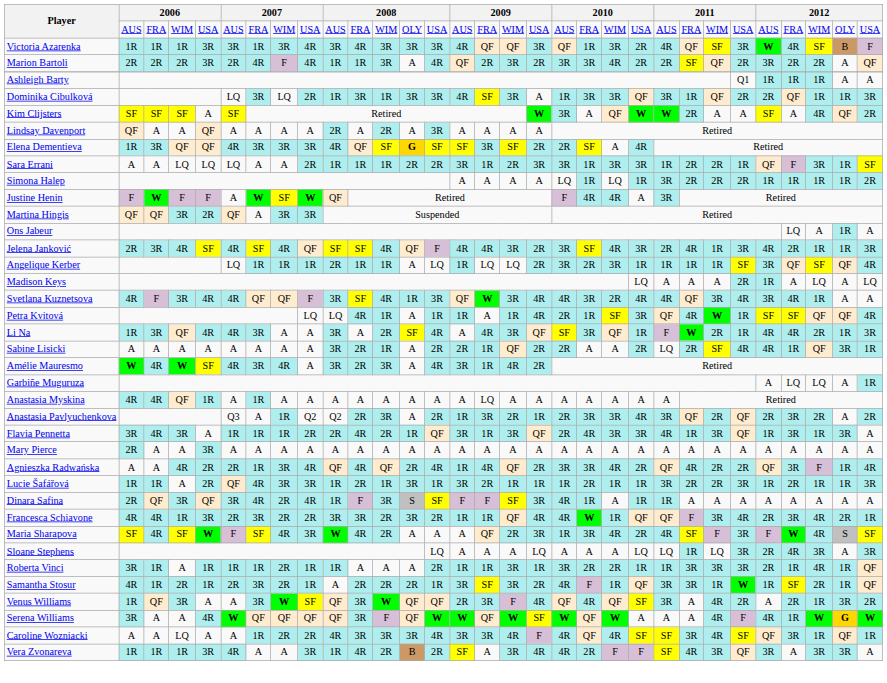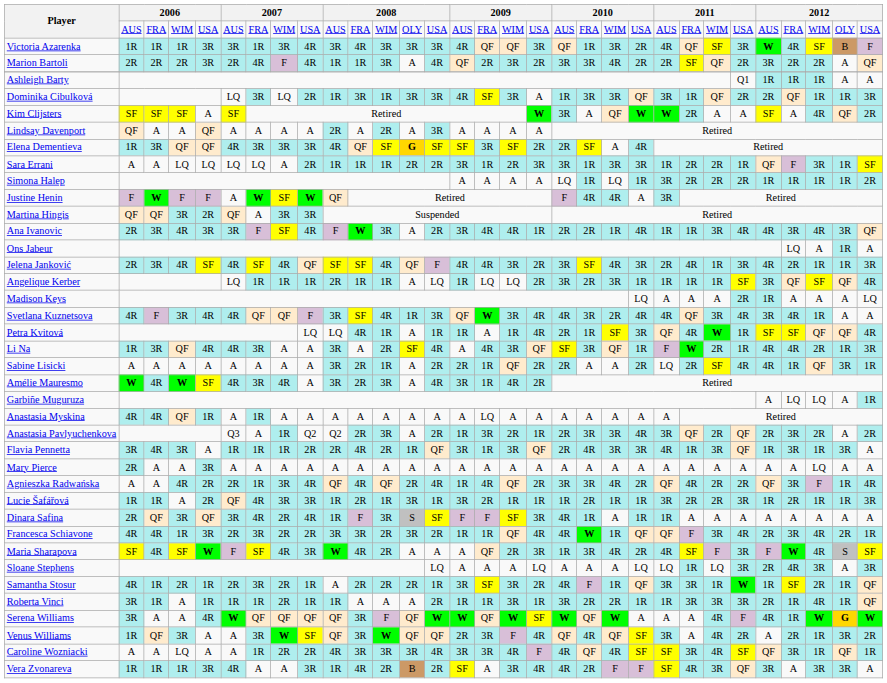(258, 163) A -> (258, 163) LQ
+ row: (34, 231)
(819, 281) LQ -> (819, 298) A
(819, 450) A -> (819, 466) LQ
rows swapped: (41, 584) <-> (35, 567)
rows swapped: (40, 618) <-> (39, 601)
